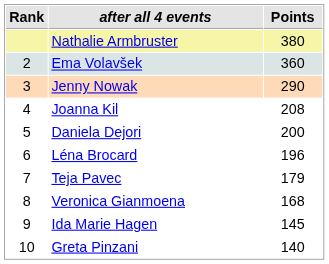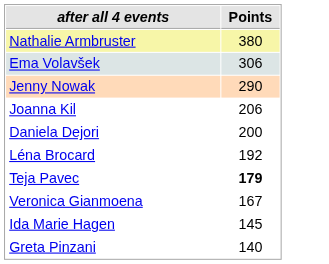- column: (27, 17)
(293, 64) 360 -> (250, 64) 306
(293, 110) 208 -> (250, 110) 206
(293, 155) 196 -> (250, 155) 192
(293, 178) normal -> (250, 178) bold
(293, 201) 168 -> (250, 201) 167
